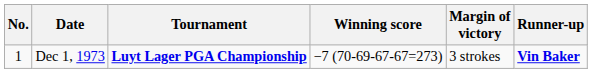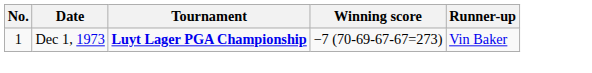- column: (480, 24)
(549, 56) bold -> (478, 40) normal
